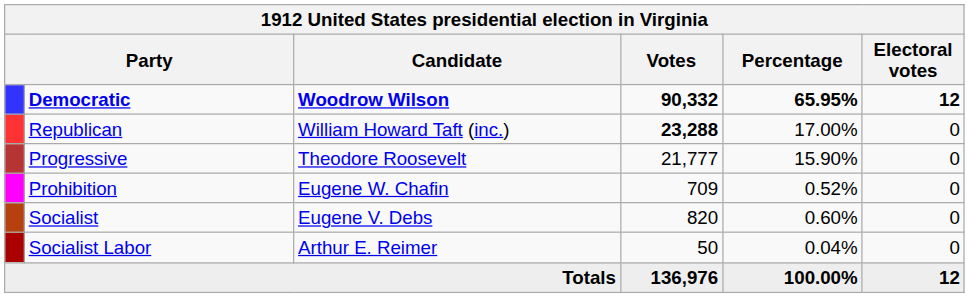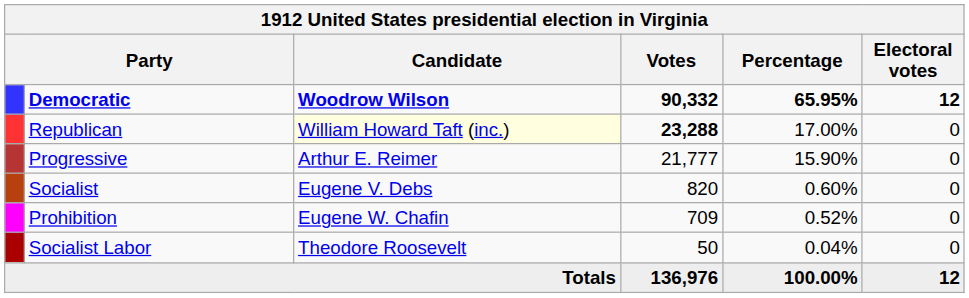(404, 129) no background -> (404, 129) lightyellow background
(382, 159) Theodore Roosevelt -> (368, 159) Arthur E. Reimer
rows swapped: (64, 218) <-> (73, 188)
(368, 248) Arthur E. Reimer -> (382, 248) Theodore Roosevelt
